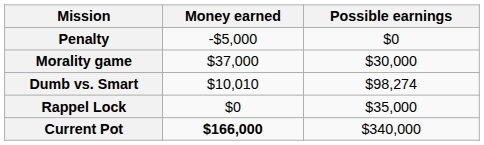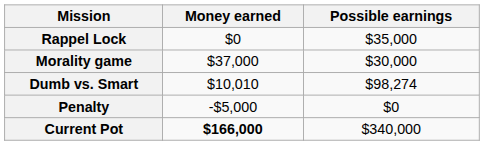rows swapped: (84, 107) <-> (84, 39)
